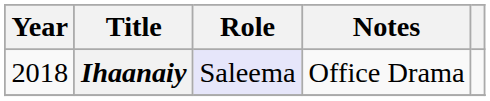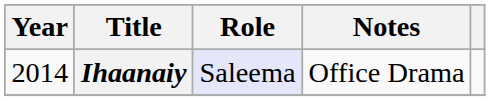(40, 71) 2018 -> (40, 71) 2014
